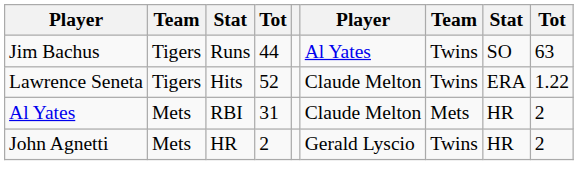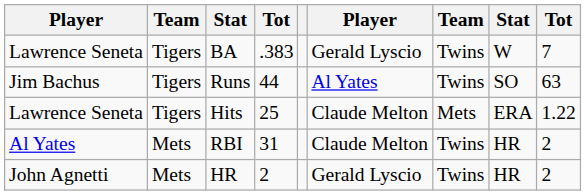+ row: (224, 50)
(269, 81) 52 -> (269, 112) 25
(454, 81) Twins -> (457, 112) Mets
(450, 112) Mets -> (461, 143) Twins
